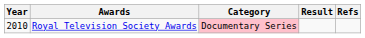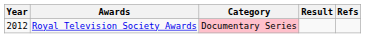(17, 26) 2010 -> (17, 26) 2012
